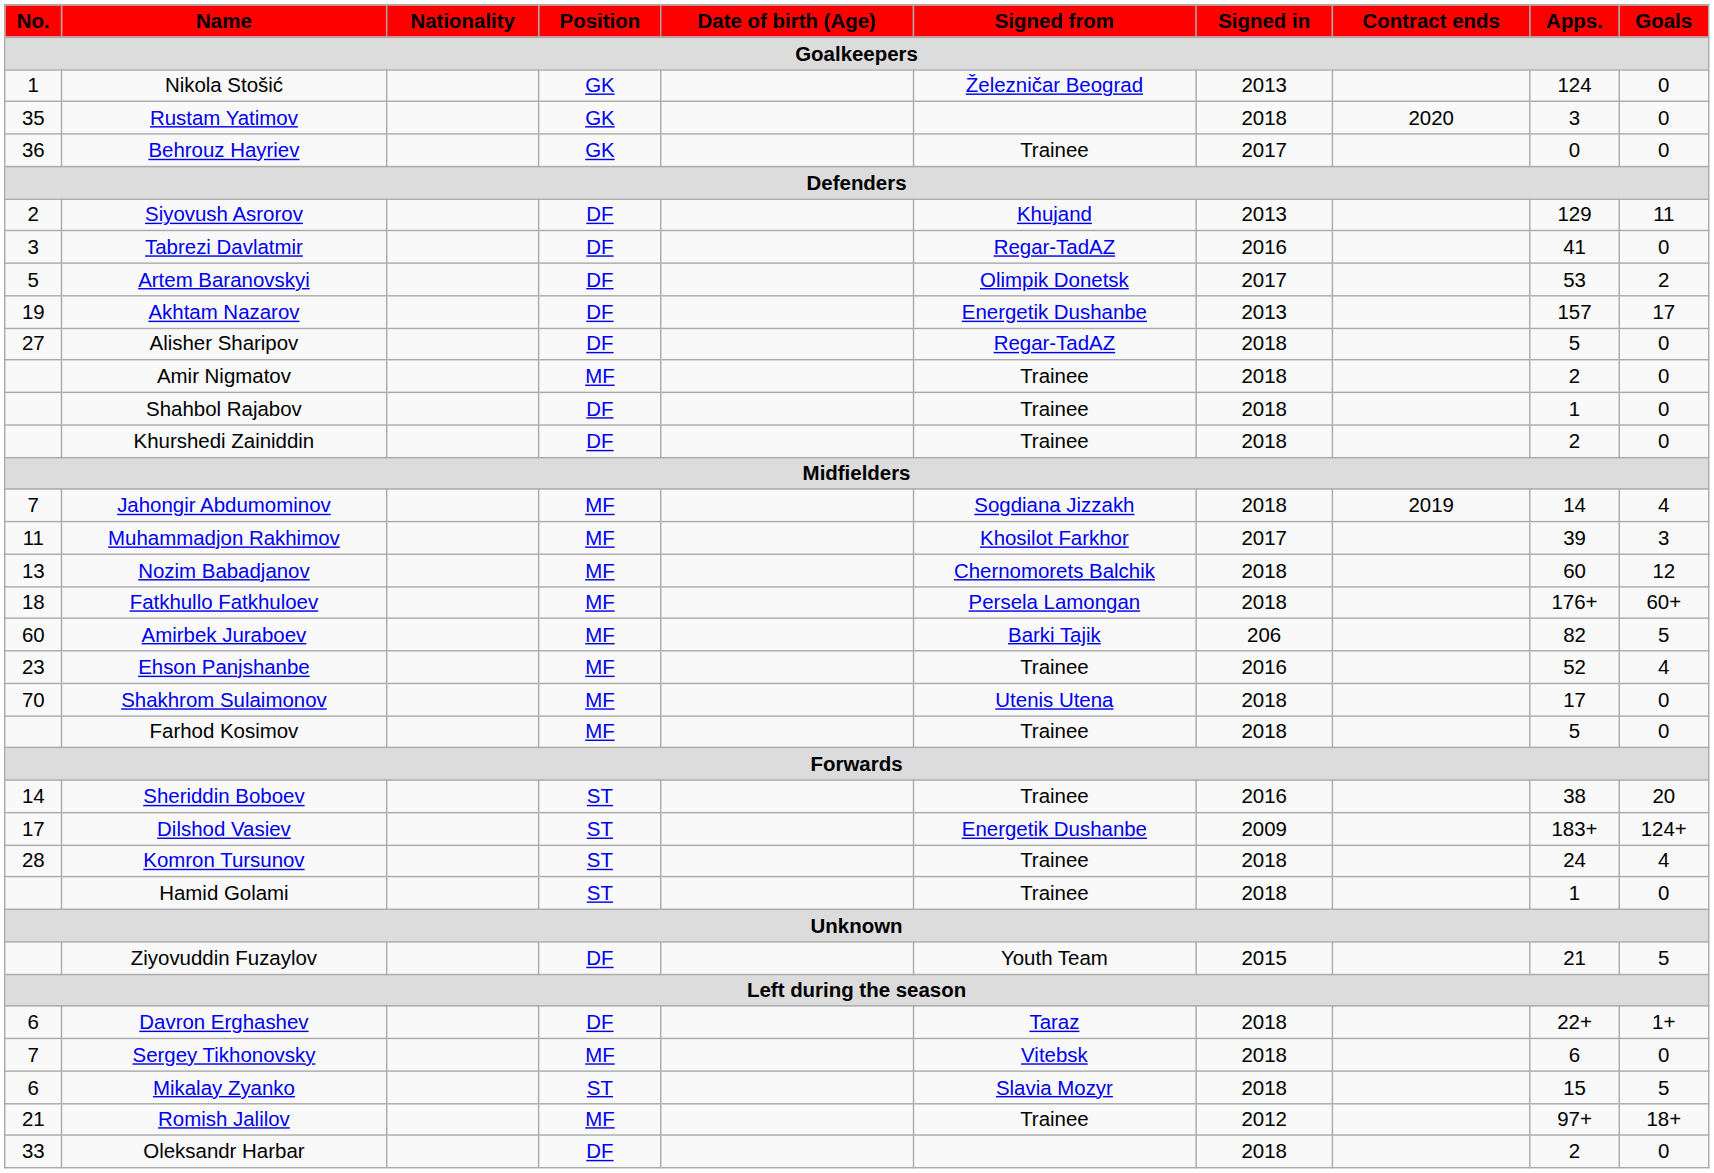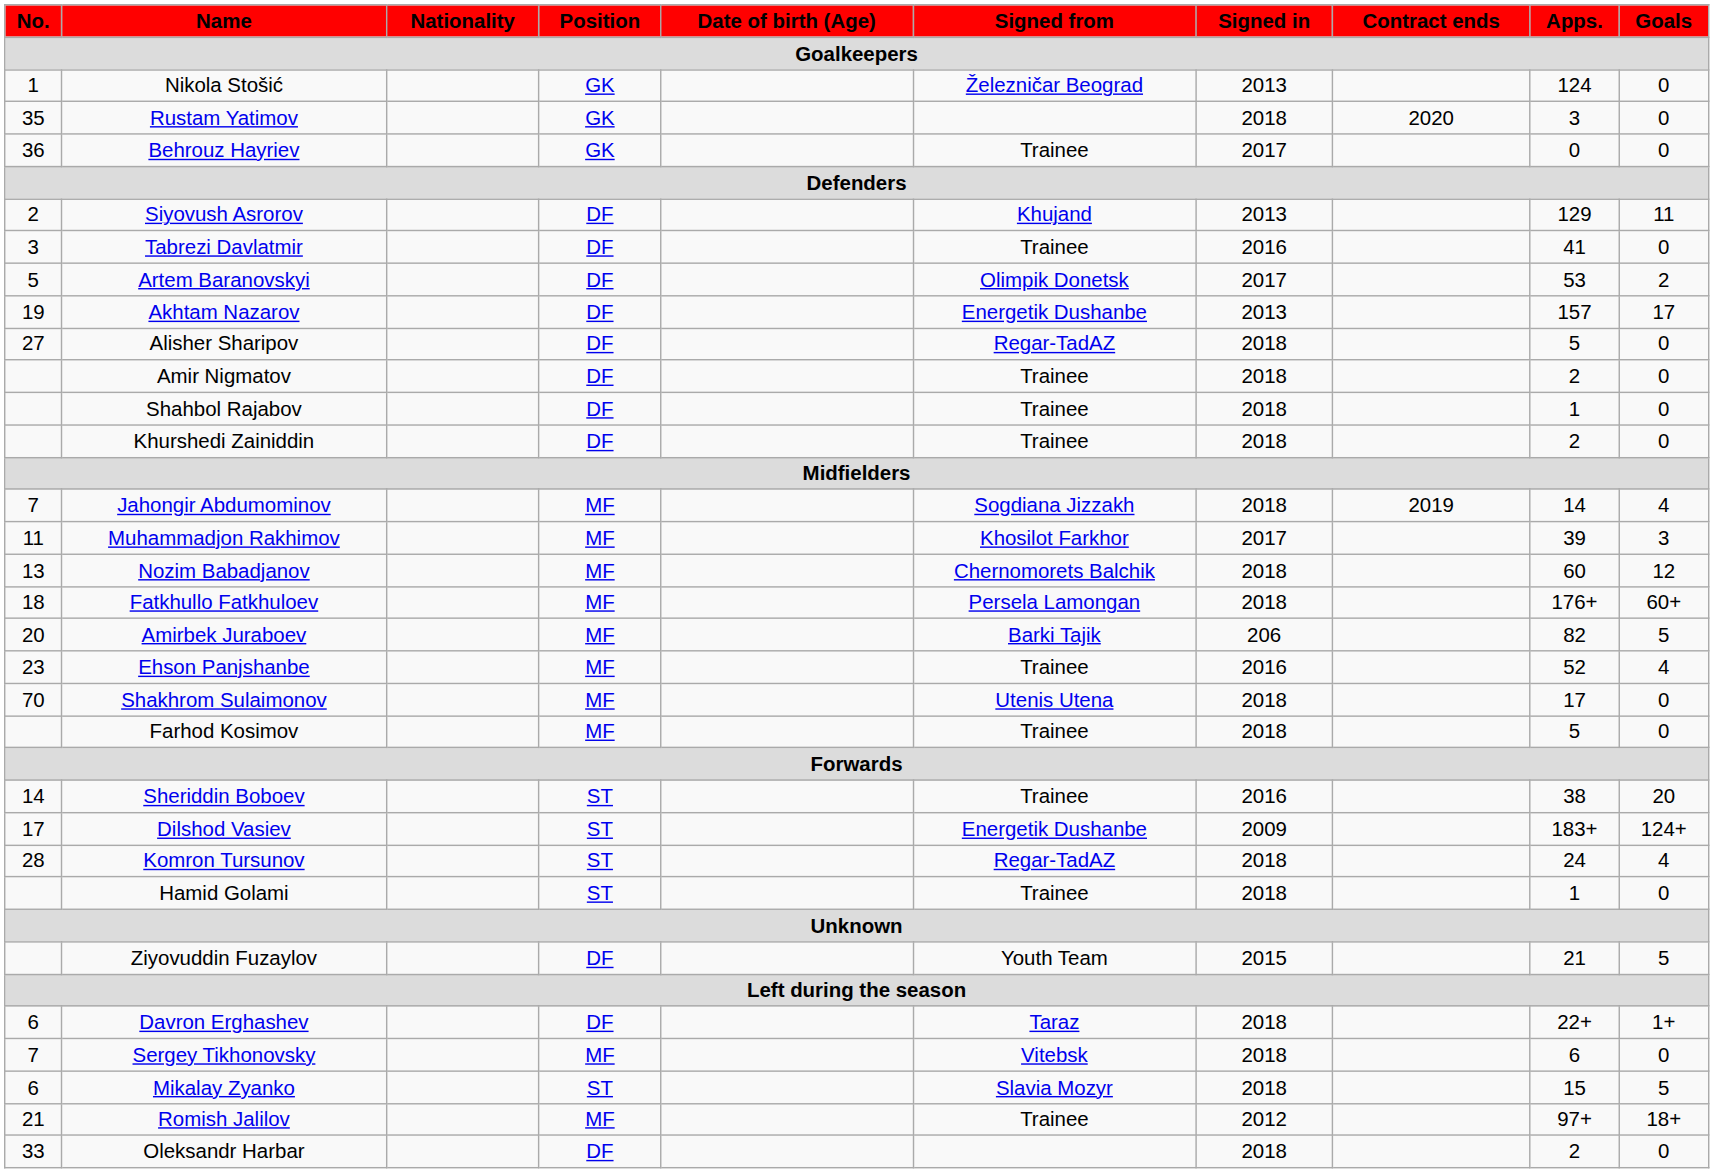(1054, 247) Regar-TadAZ -> (1054, 247) Trainee
(600, 377) MF -> (600, 377) DF
(33, 635) 60 -> (33, 635) 20
(1054, 861) Trainee -> (1054, 861) Regar-TadAZ
